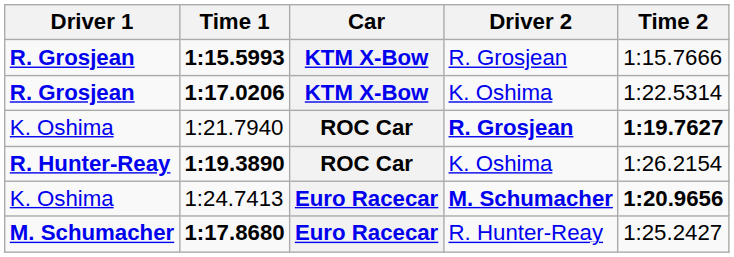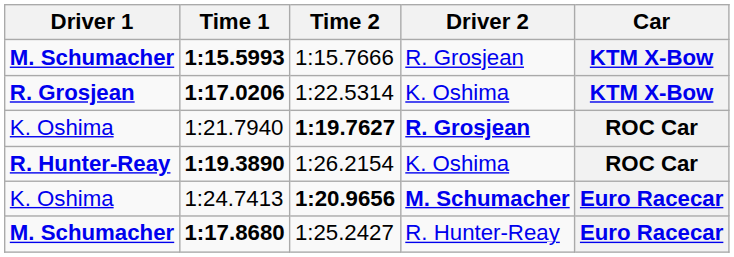columns swapped: (367, 22) <-> (673, 22)
(72, 57) R. Grosjean -> (92, 57) M. Schumacher
